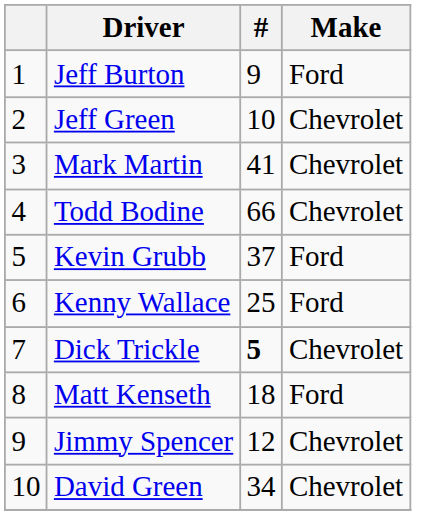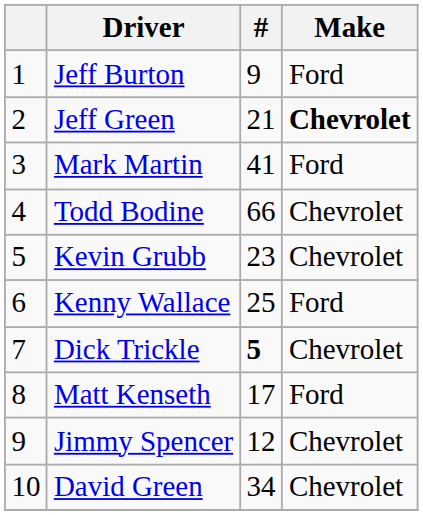(261, 119) 10 -> (261, 119) 21
(346, 119) normal -> (350, 119) bold
(346, 165) Chevrolet -> (316, 165) Ford
(261, 257) 37 -> (261, 257) 23
(316, 257) Ford -> (346, 257) Chevrolet
(261, 394) 18 -> (261, 394) 17
